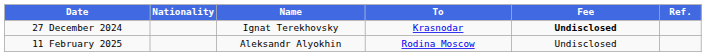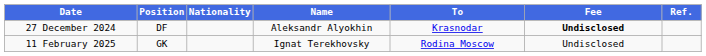+ column: (162, 12)
(291, 28) Ignat Terekhovsky -> (322, 28) Aleksandr Alyokhin
(291, 43) Aleksandr Alyokhin -> (322, 43) Ignat Terekhovsky
